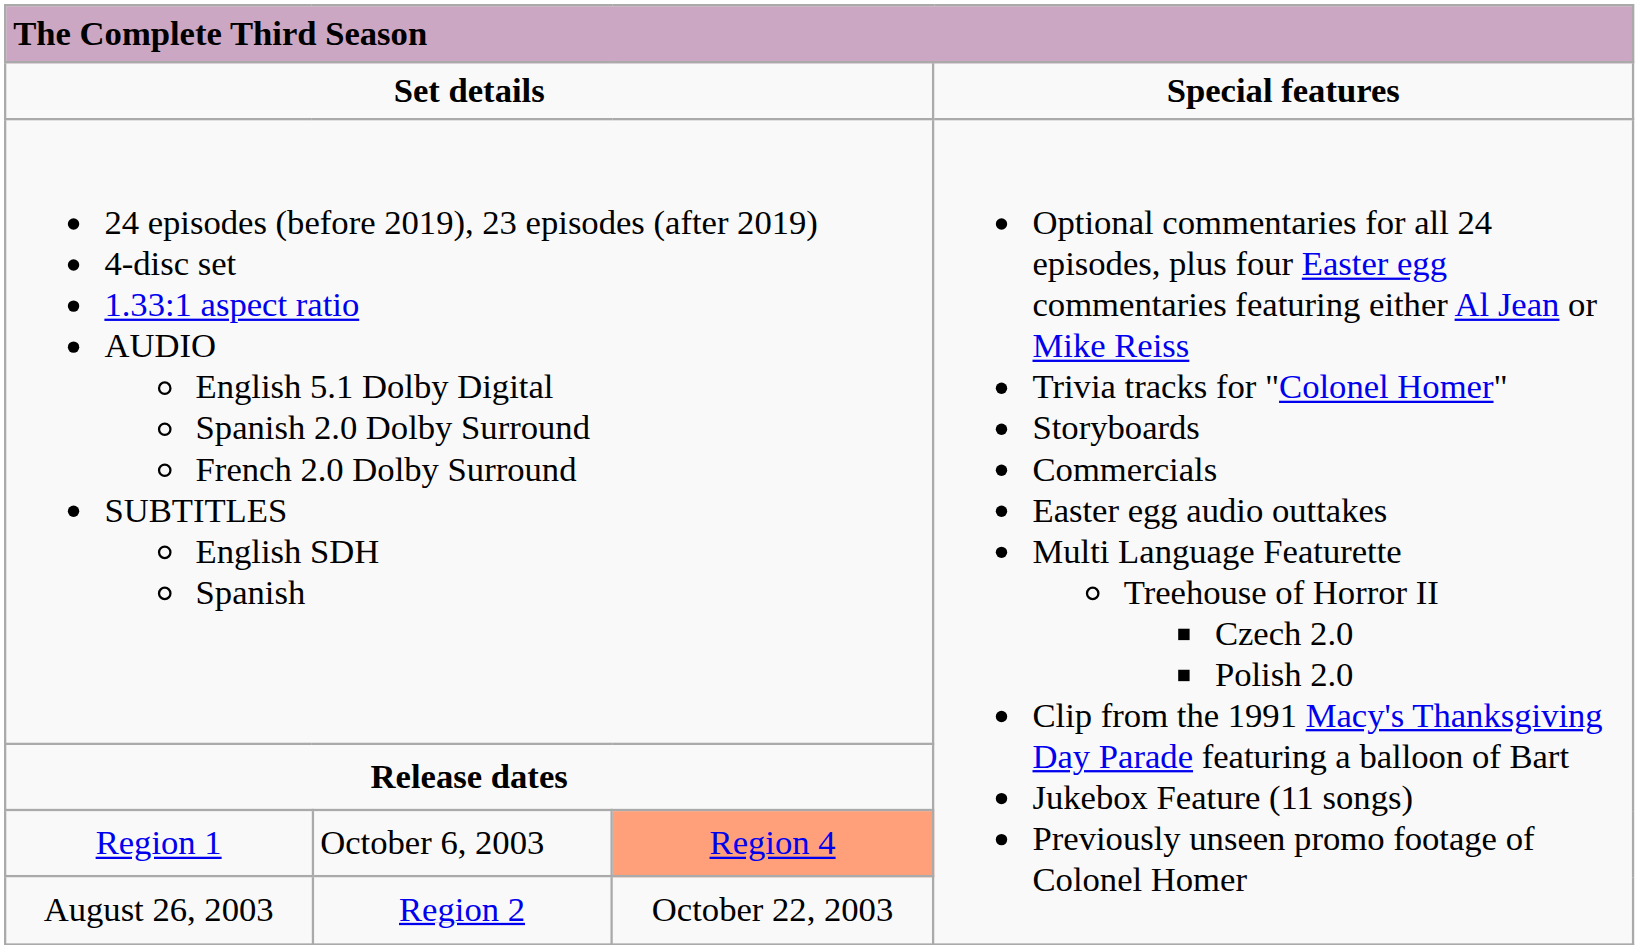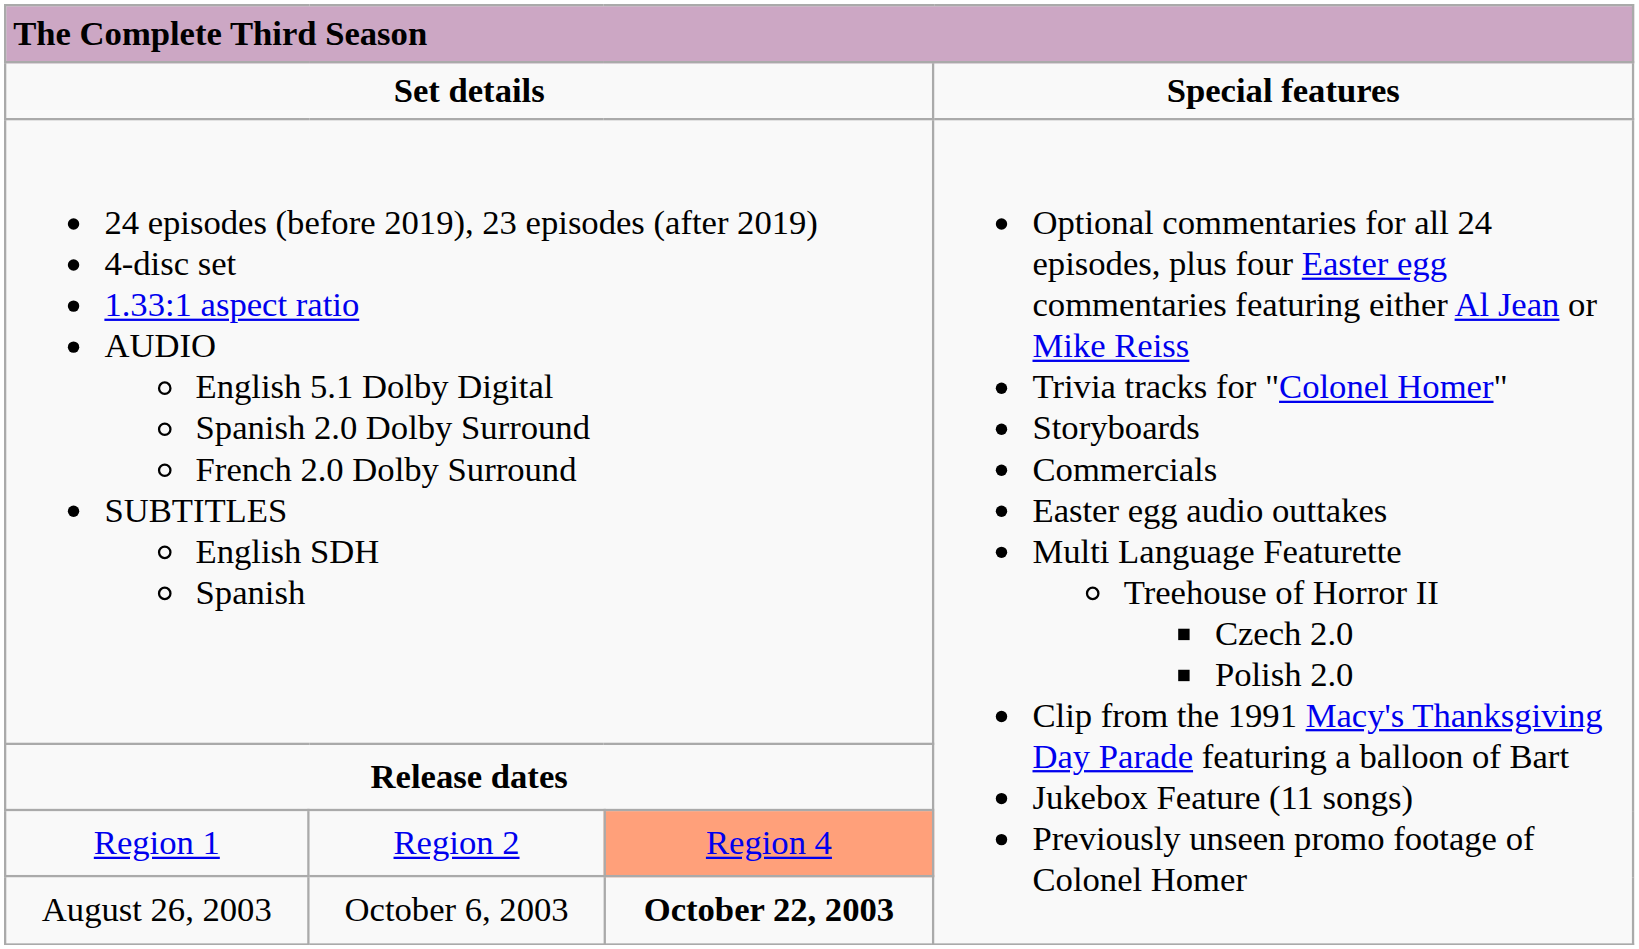(432, 843) October 6, 2003 -> (457, 843) Region 2
(462, 909) Region 2 -> (457, 909) October 6, 2003
(773, 909) normal -> (769, 909) bold
